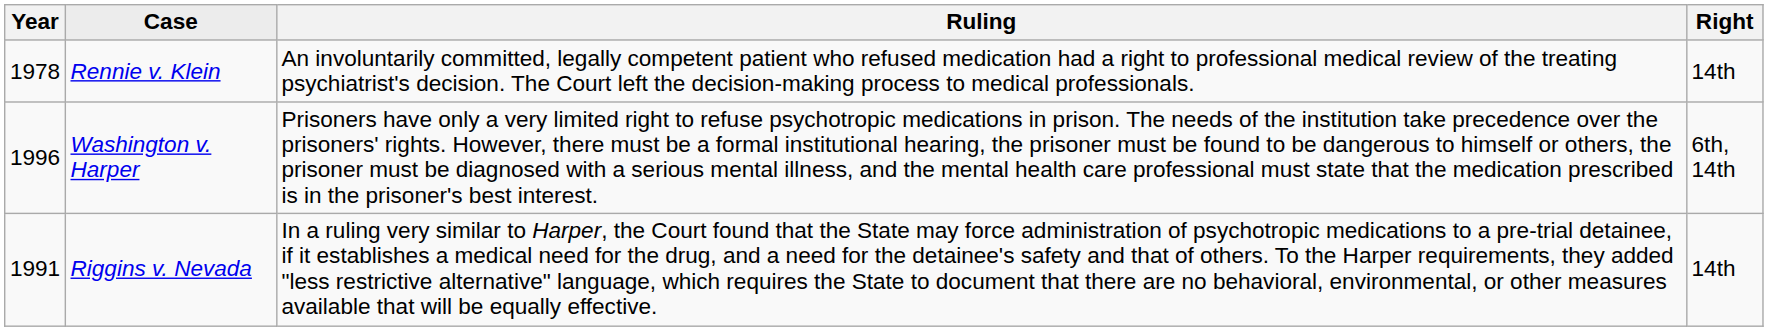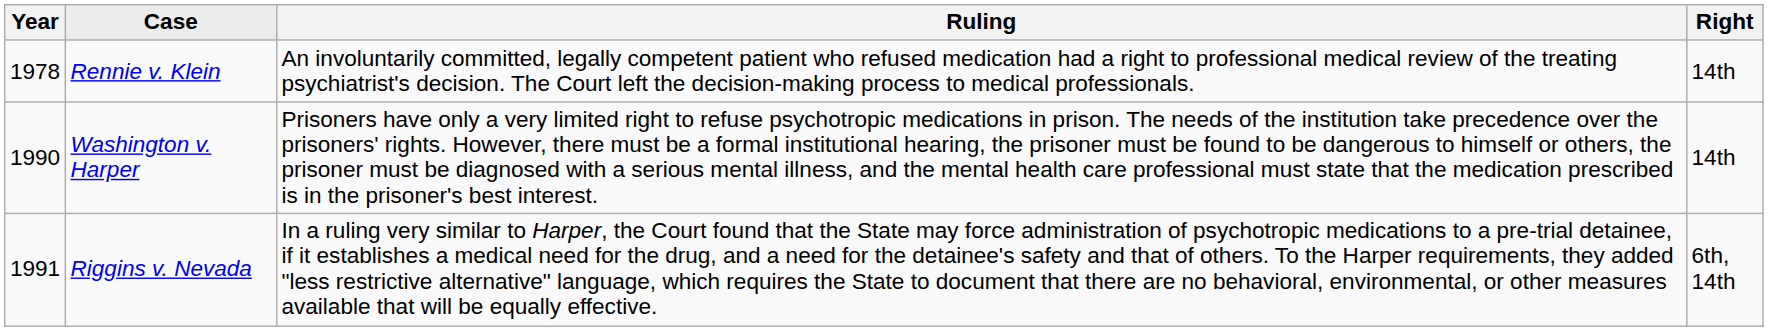(35, 157) 1996 -> (35, 157) 1990
(1714, 157) 6th, 14th -> (1714, 157) 14th
(1714, 269) 14th -> (1714, 269) 6th, 14th
